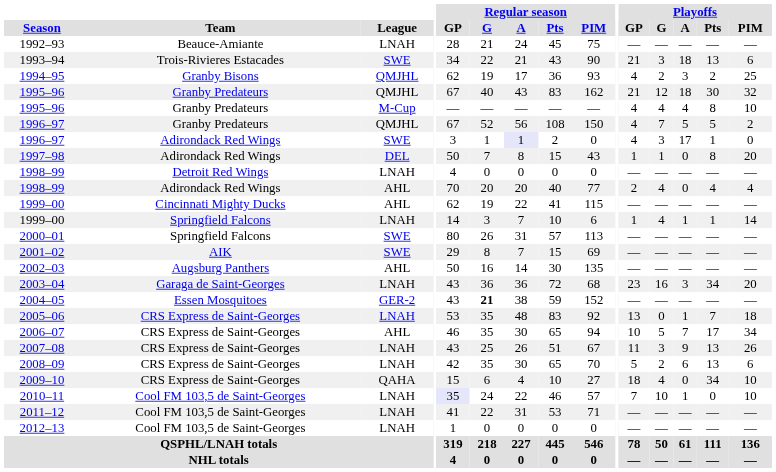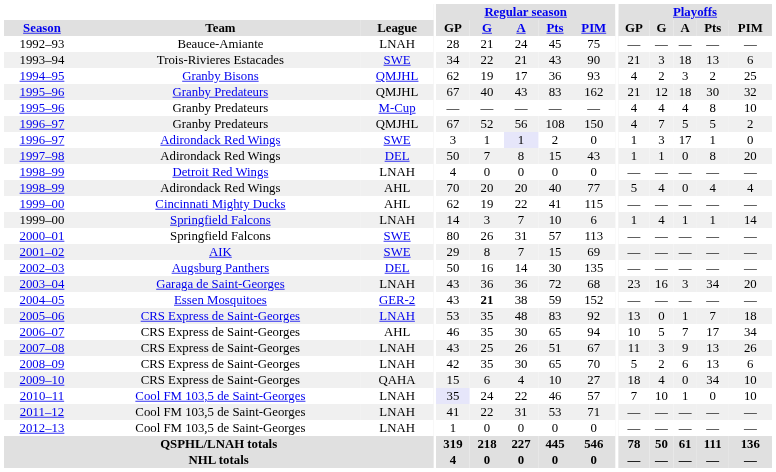(634, 140) 4 -> (634, 140) 1
(634, 188) 2 -> (634, 188) 5
(397, 268) AHL -> (397, 268) DEL
